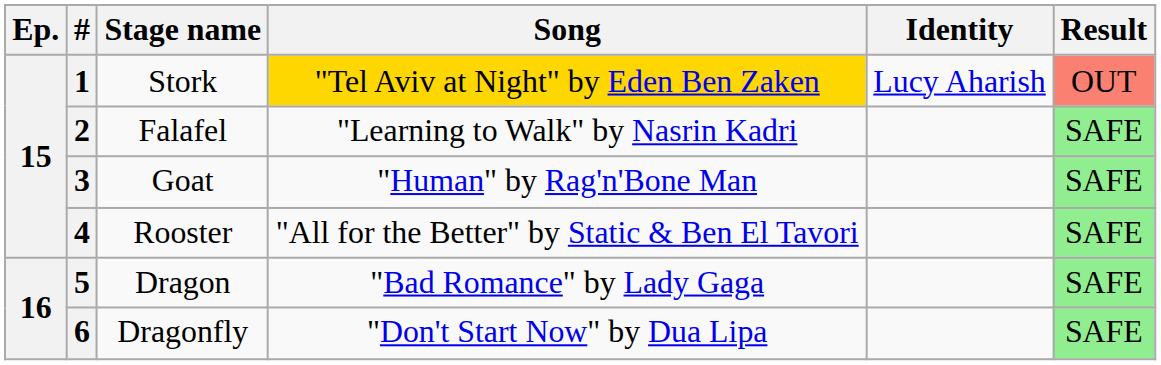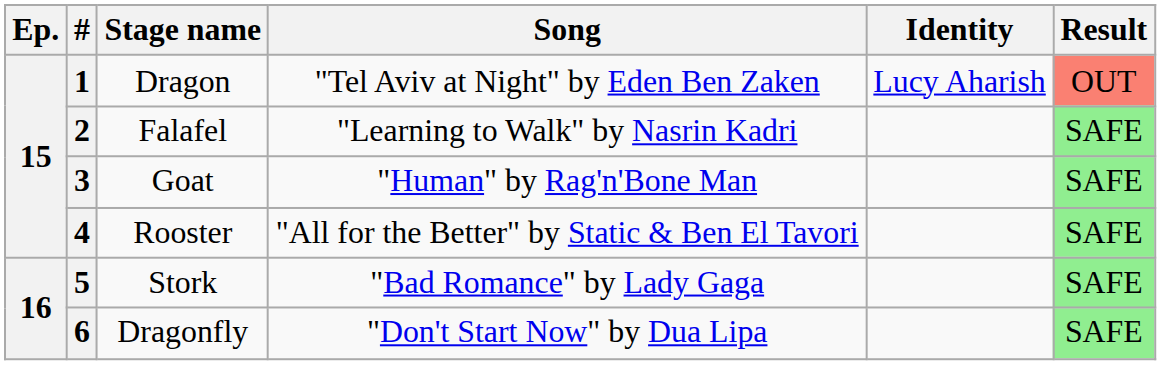(183, 80) Stork -> (183, 80) Dragon
(567, 80) gold background -> (567, 80) no background
(183, 282) Dragon -> (183, 282) Stork
